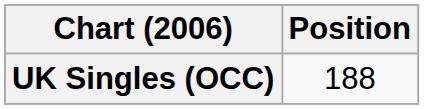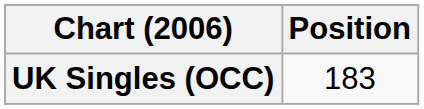(350, 78) 188 -> (350, 78) 183
